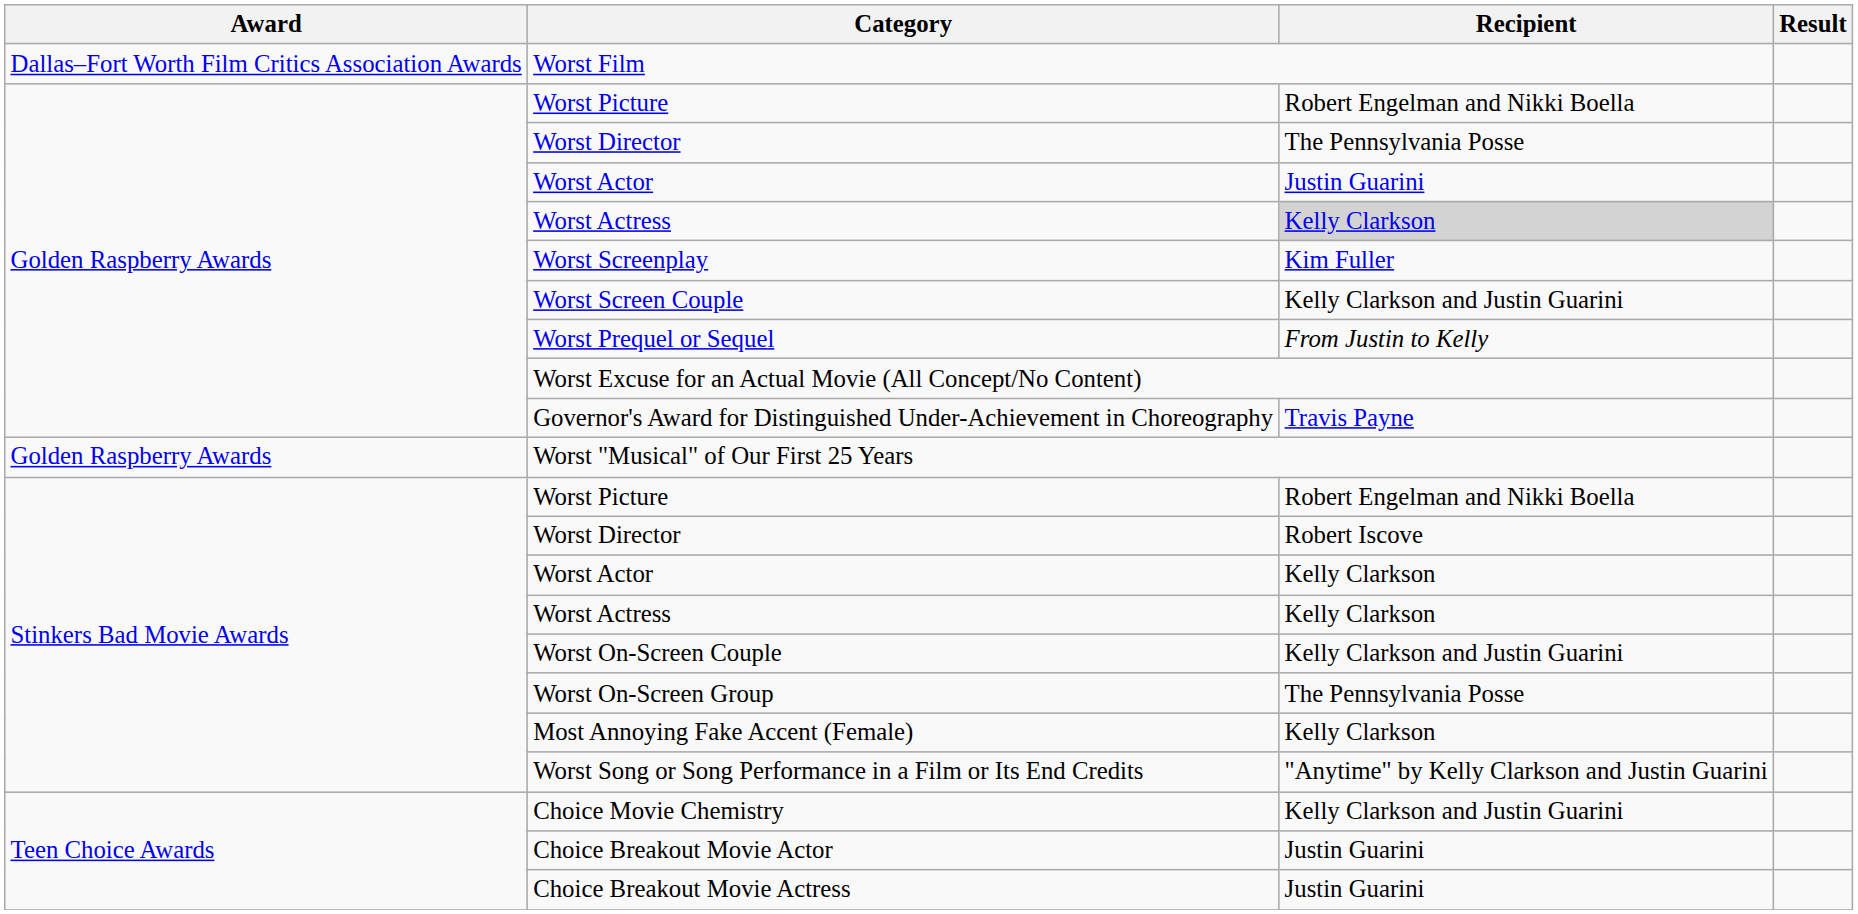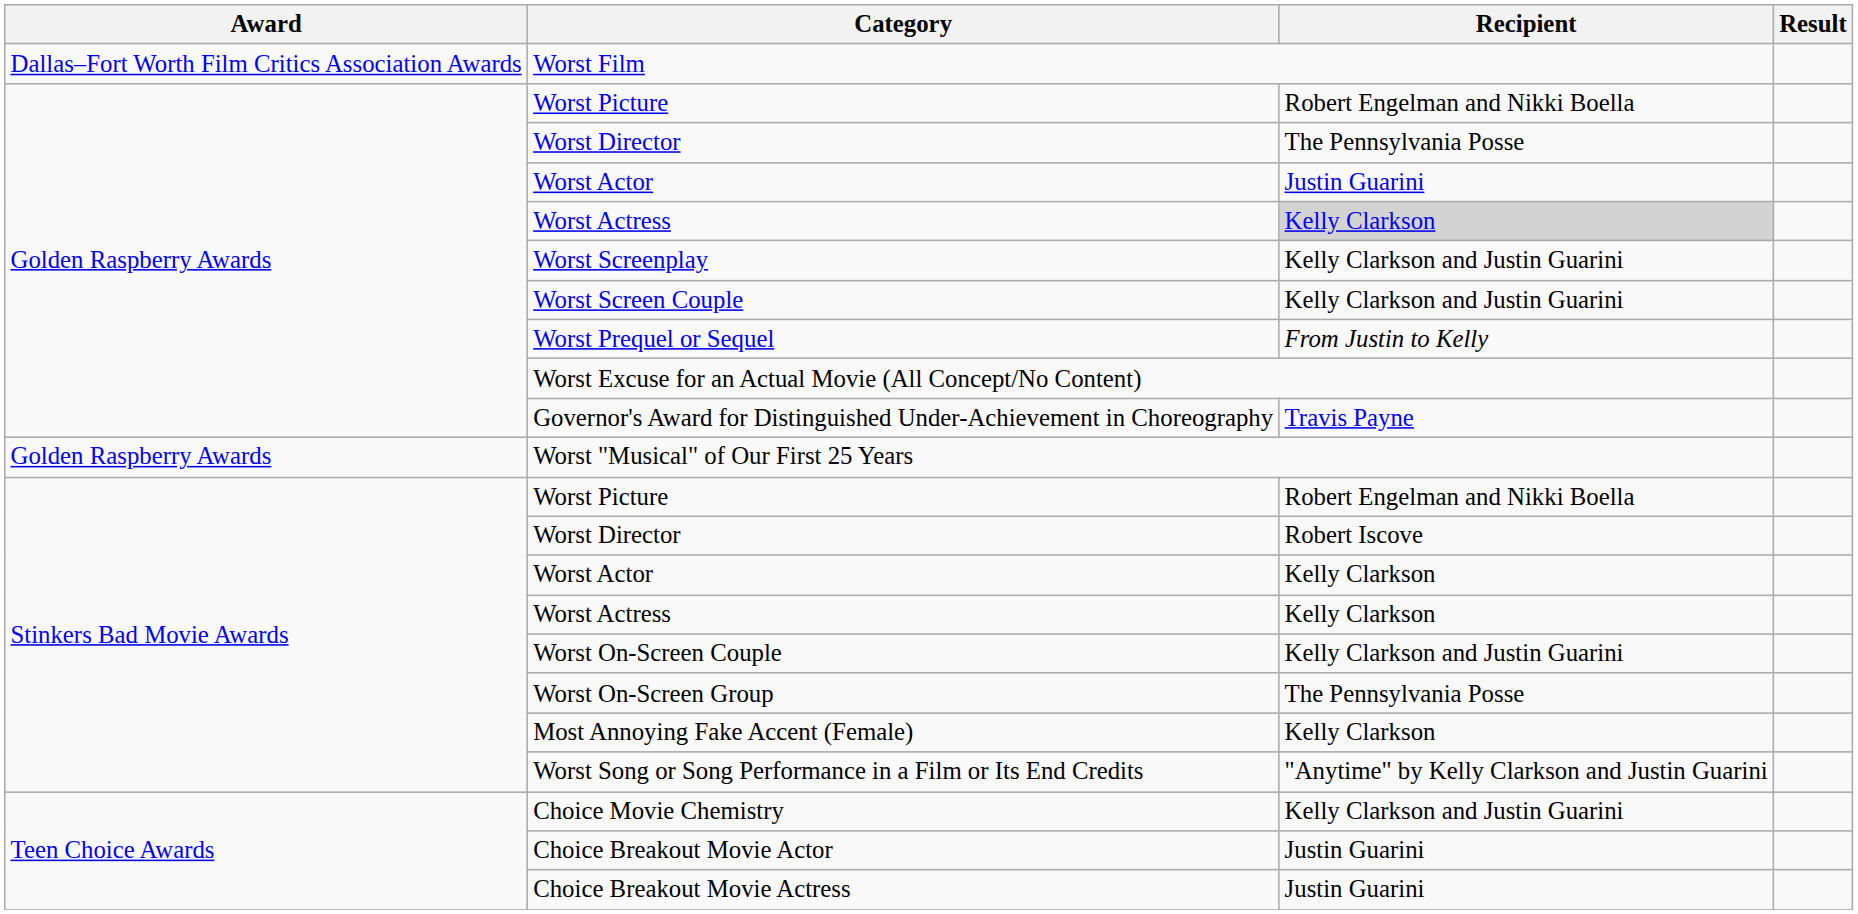(1339, 260) Kim Fuller -> (1454, 260) Kelly Clarkson and Justin Guarini
